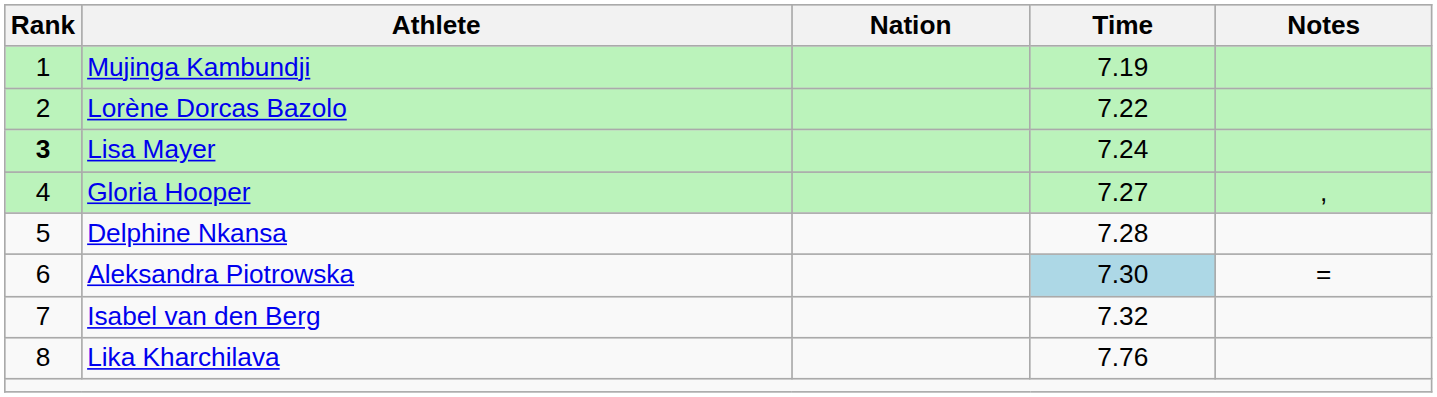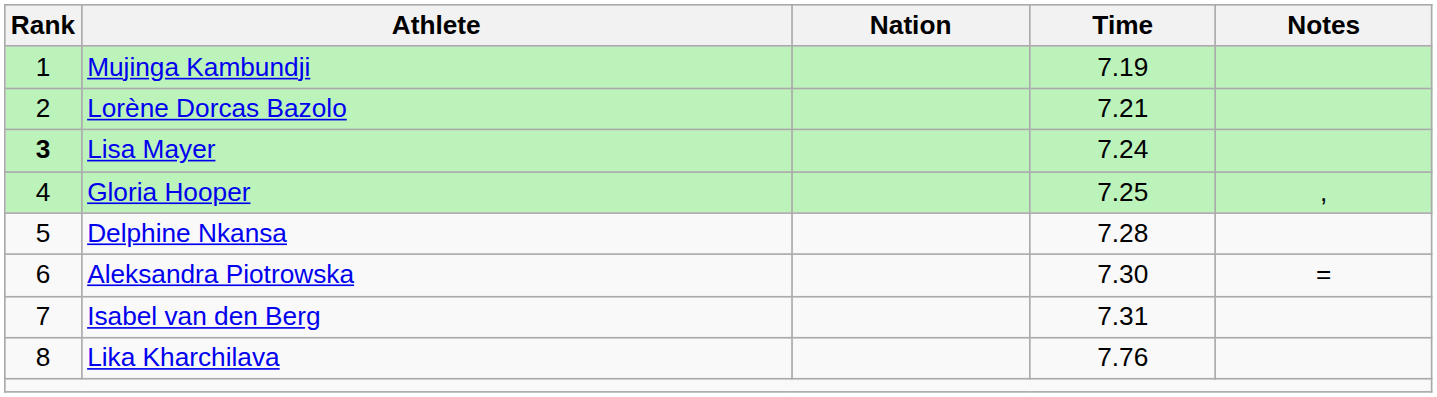(1123, 108) 7.22 -> (1123, 108) 7.21
(1123, 191) 7.27 -> (1123, 191) 7.25
(1123, 274) lightblue background -> (1123, 274) no background
(1123, 316) 7.32 -> (1123, 316) 7.31
